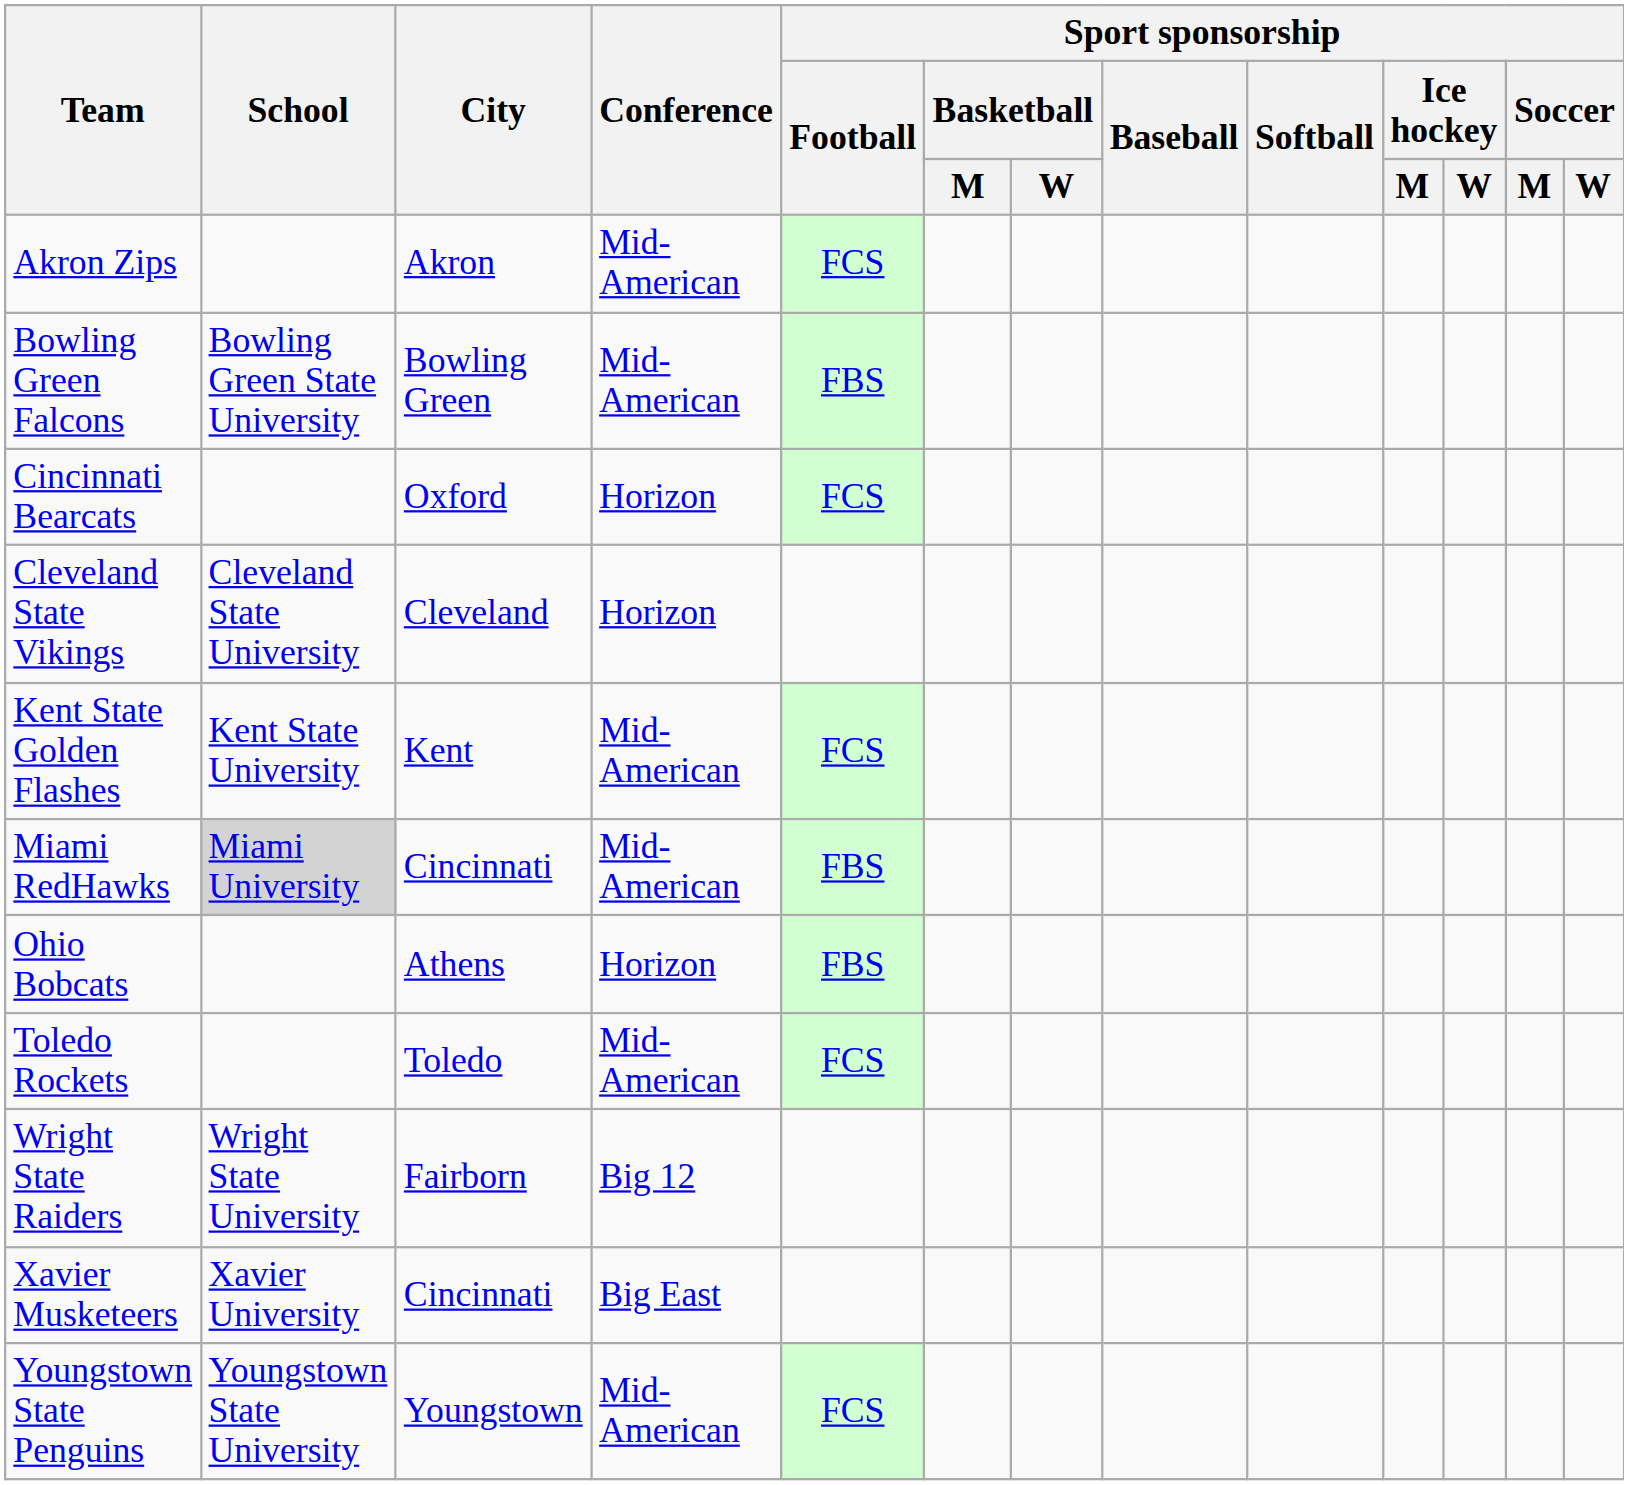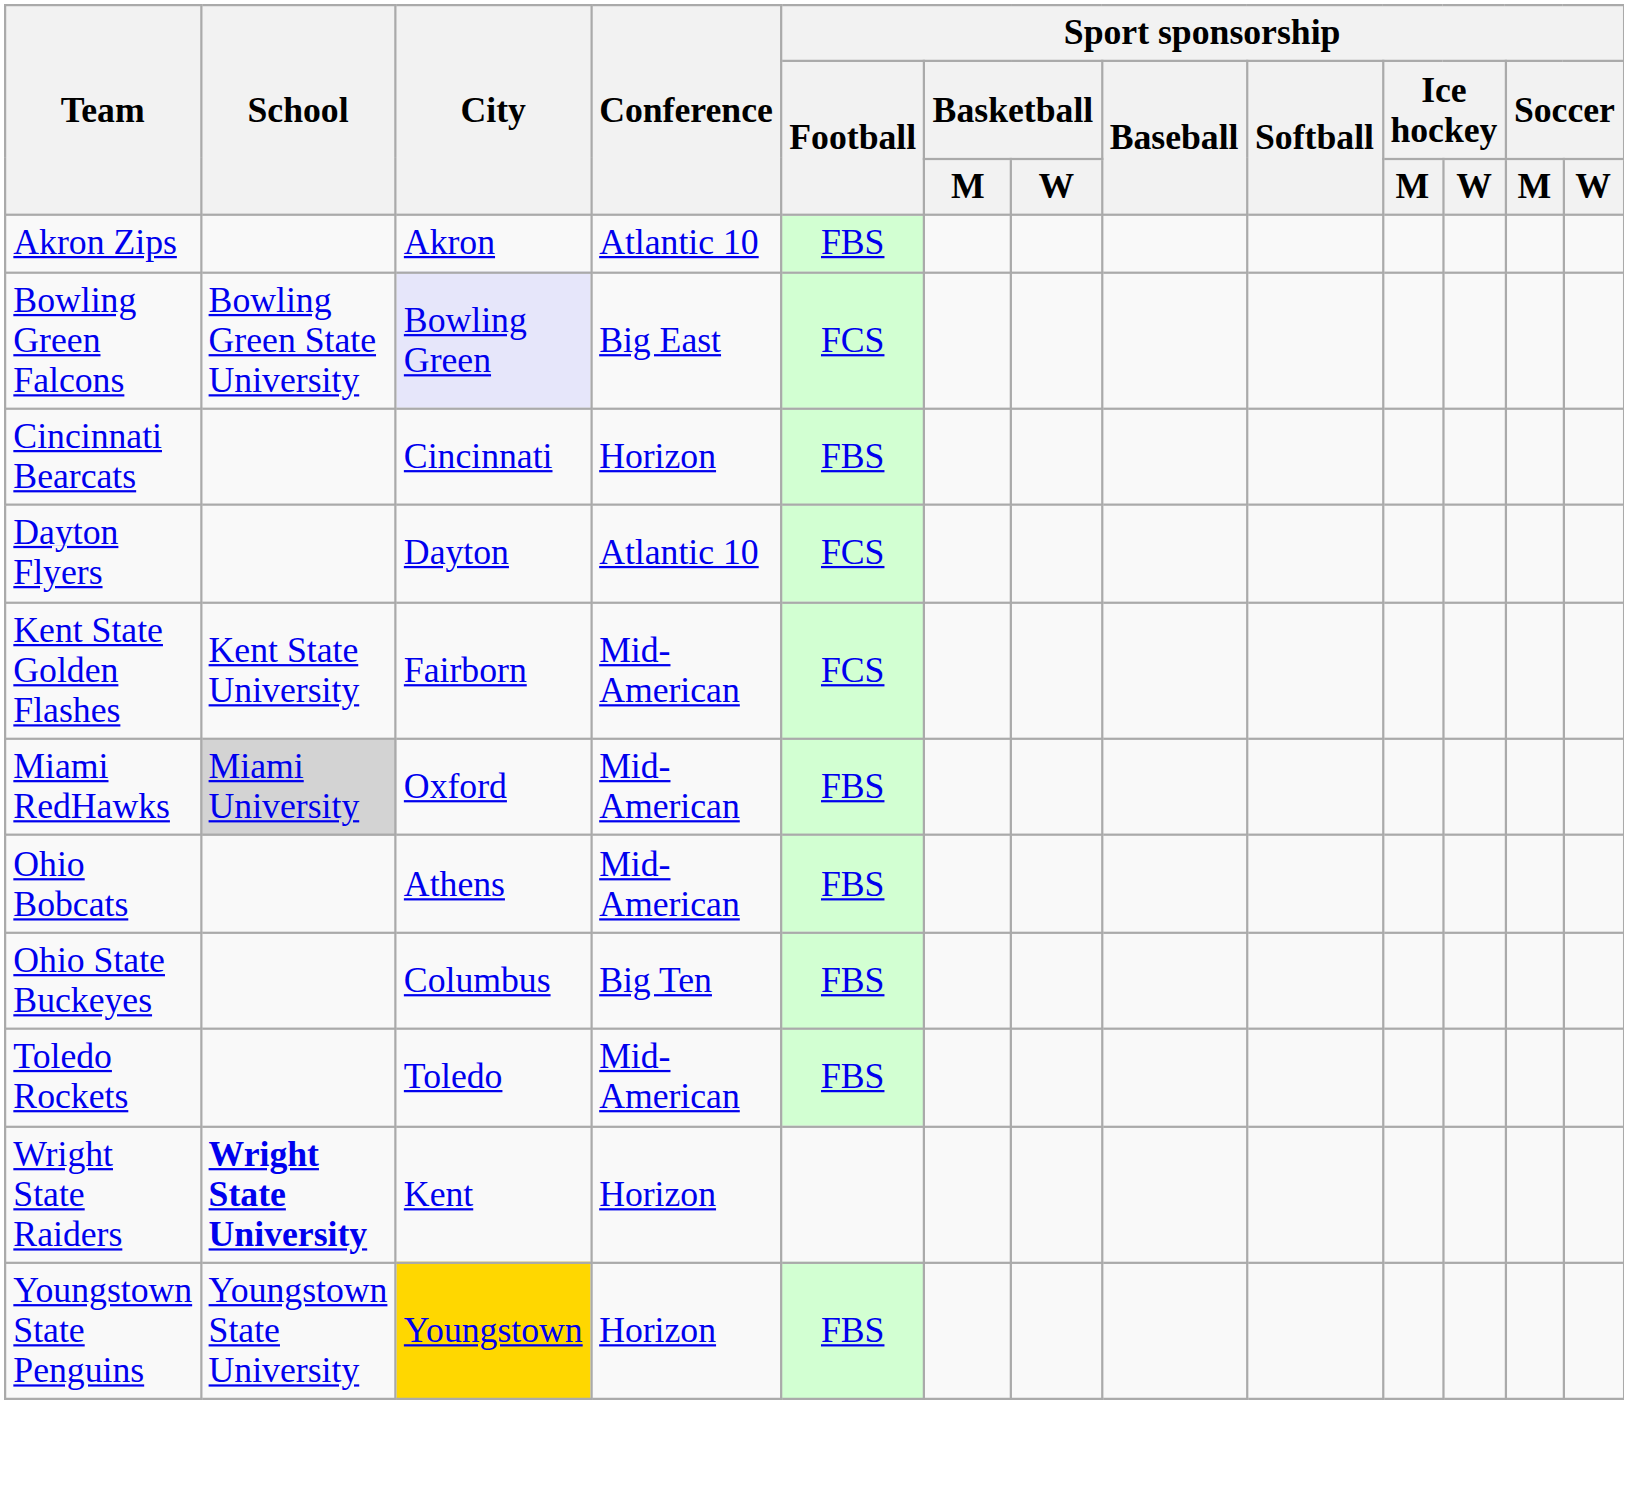(669, 262) Mid-American -> (679, 242) Atlantic 10
(853, 262) FCS -> (853, 242) FBS
(465, 379) no background -> (465, 339) lavender background
(669, 379) Mid-American -> (660, 339) Big East
(853, 379) FBS -> (853, 339) FCS
(455, 496) Oxford -> (478, 456) Cincinnati
(853, 496) FCS -> (853, 456) FBS
- row: (86, 613)
+ row: (66, 552)
(439, 750) Kent -> (465, 669) Fairborn
(478, 866) Cincinnati -> (455, 786) Oxford
(658, 963) Horizon -> (669, 883) Mid-American
+ row: (89, 979)
(853, 1060) FCS -> (853, 1076) FBS
(284, 1177) normal -> (288, 1193) bold
(465, 1177) Fairborn -> (439, 1193) Kent
(647, 1177) Big 12 -> (658, 1193) Horizon
- row: (96, 1293)
(493, 1410) no background -> (493, 1330) gold background
(669, 1410) Mid-American -> (658, 1330) Horizon
(853, 1410) FCS -> (853, 1330) FBS
